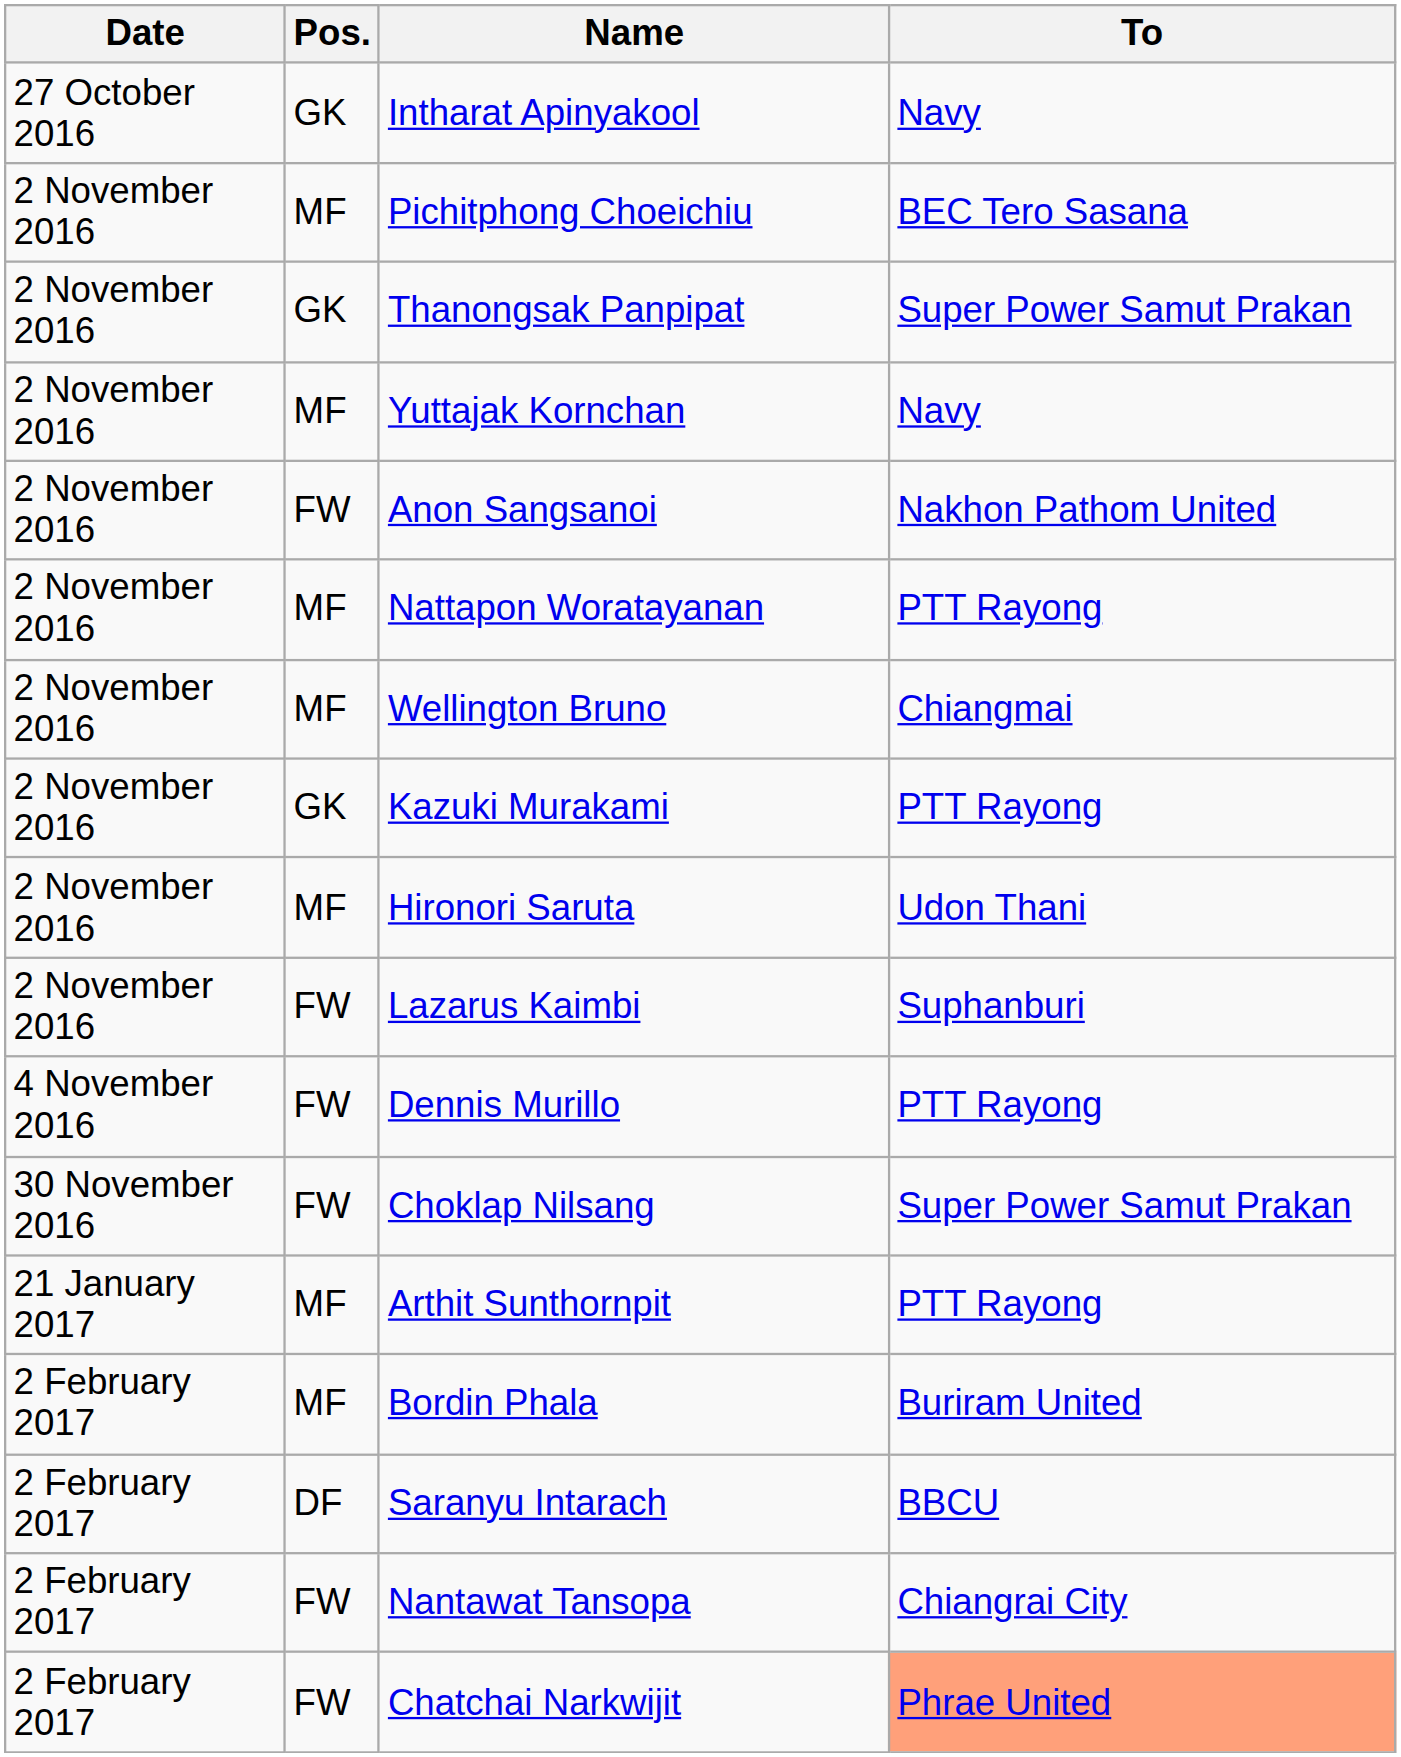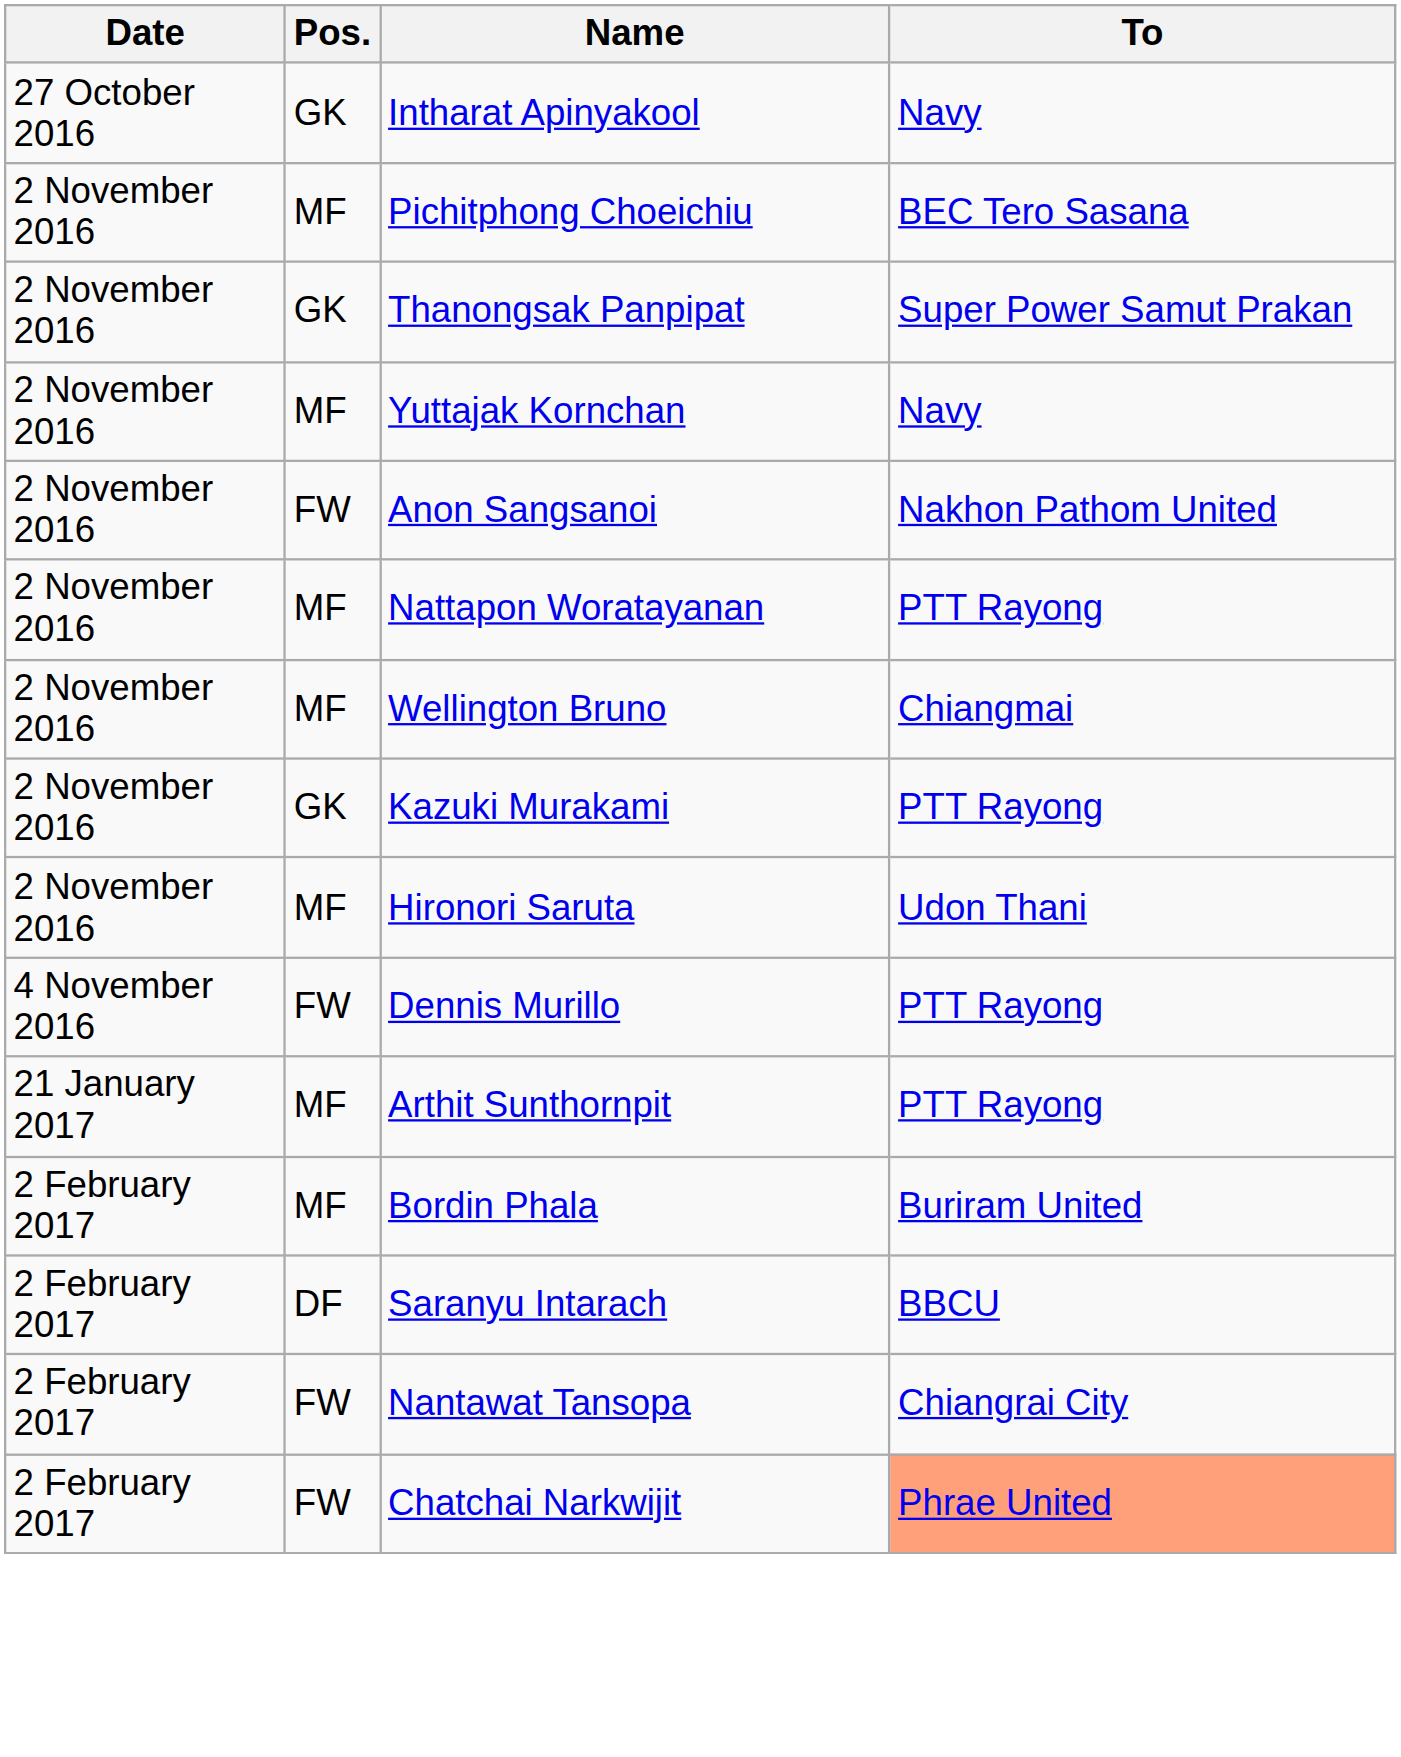- row: (514, 1006)
- row: (521, 1204)
